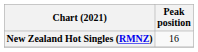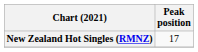(174, 39) 16 -> (174, 39) 17
